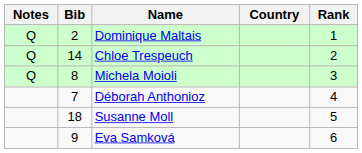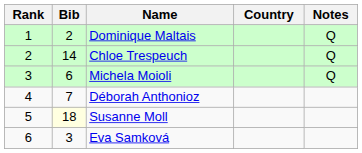columns swapped: (334, 14) <-> (31, 14)
(75, 76) 8 -> (69, 76) 6
(75, 117) no background -> (69, 117) lightyellow background
(75, 138) 9 -> (69, 138) 3
